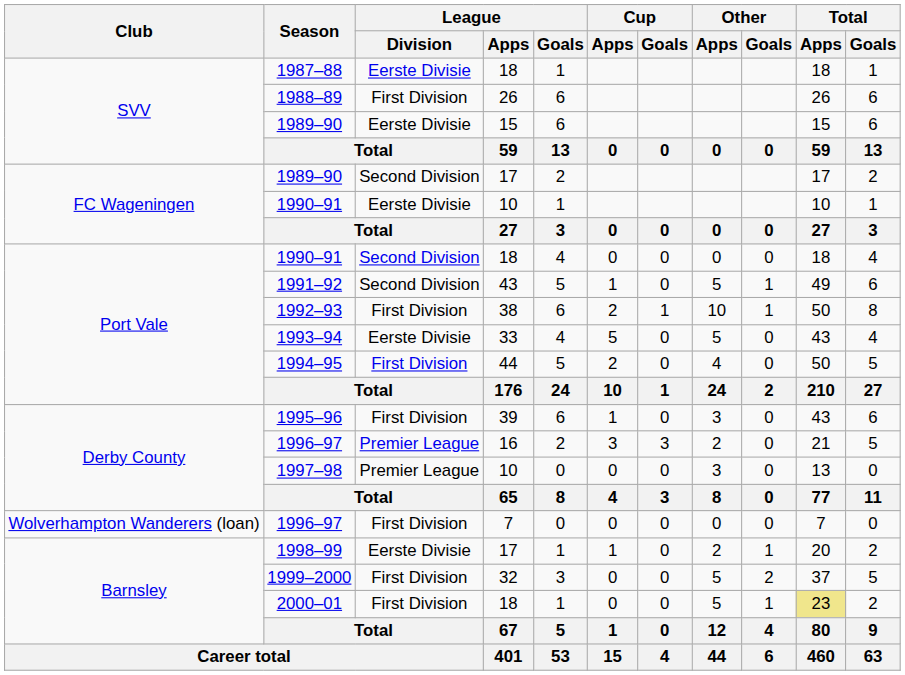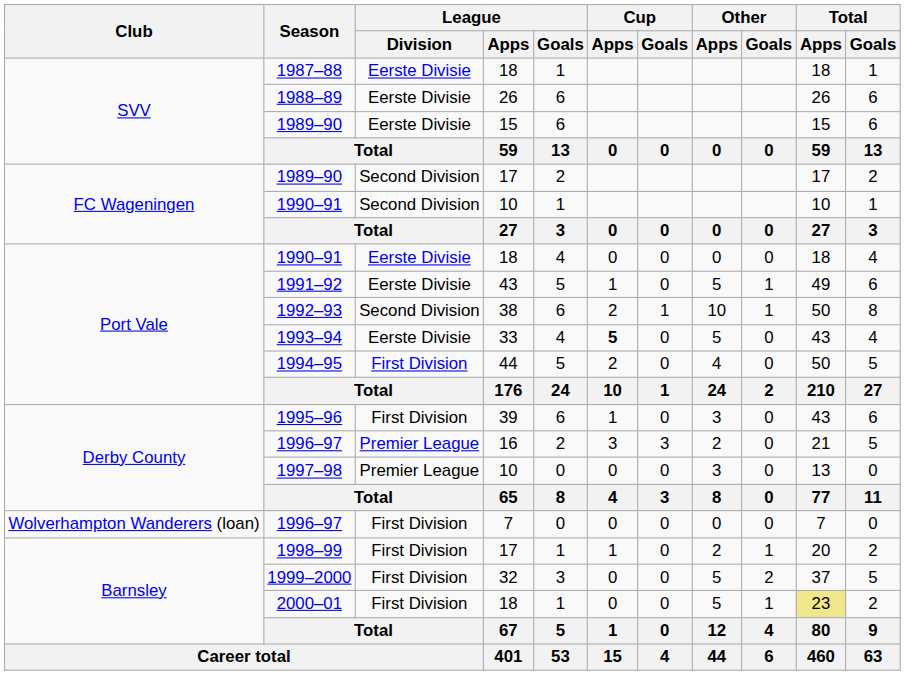(419, 97) First Division -> (419, 97) Eerste Divisie
(419, 204) Eerste Divisie -> (419, 204) Second Division
(419, 257) Second Division -> (419, 257) Eerste Divisie
(419, 284) Second Division -> (419, 284) Eerste Divisie
(419, 310) First Division -> (419, 310) Second Division
(613, 337) normal -> (613, 337) bold
(419, 550) Eerste Divisie -> (419, 550) First Division
